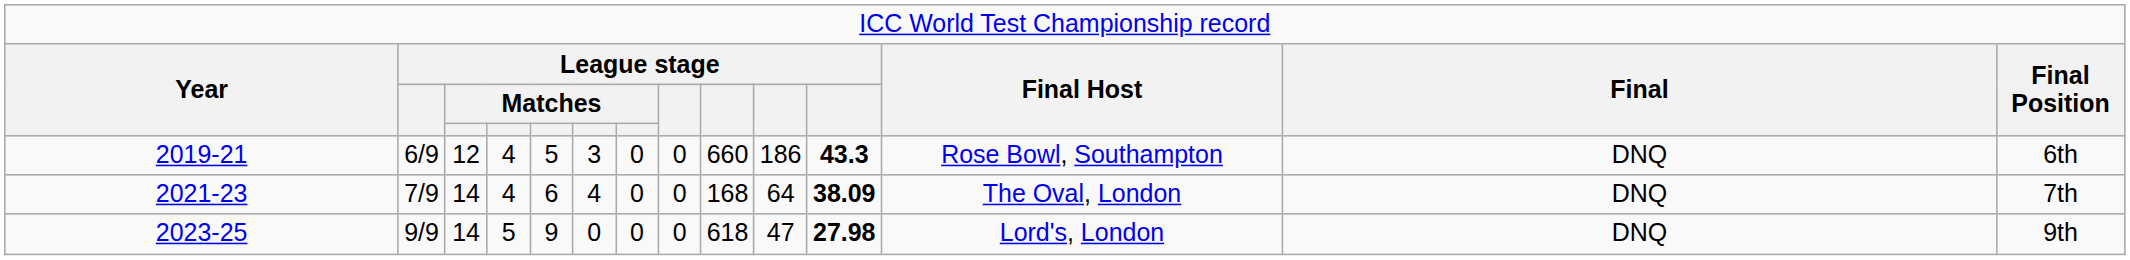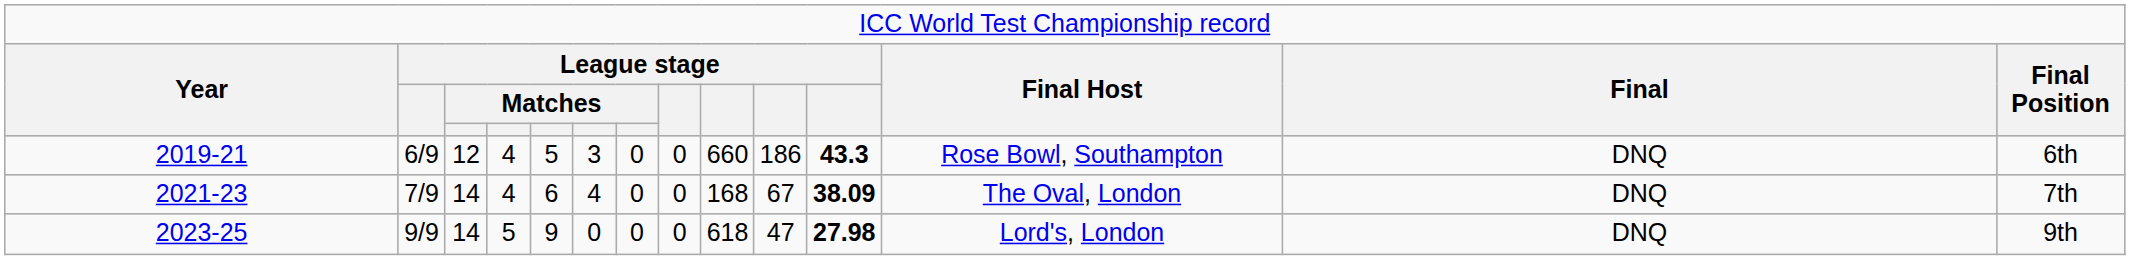(781, 194) 64 -> (781, 194) 67
